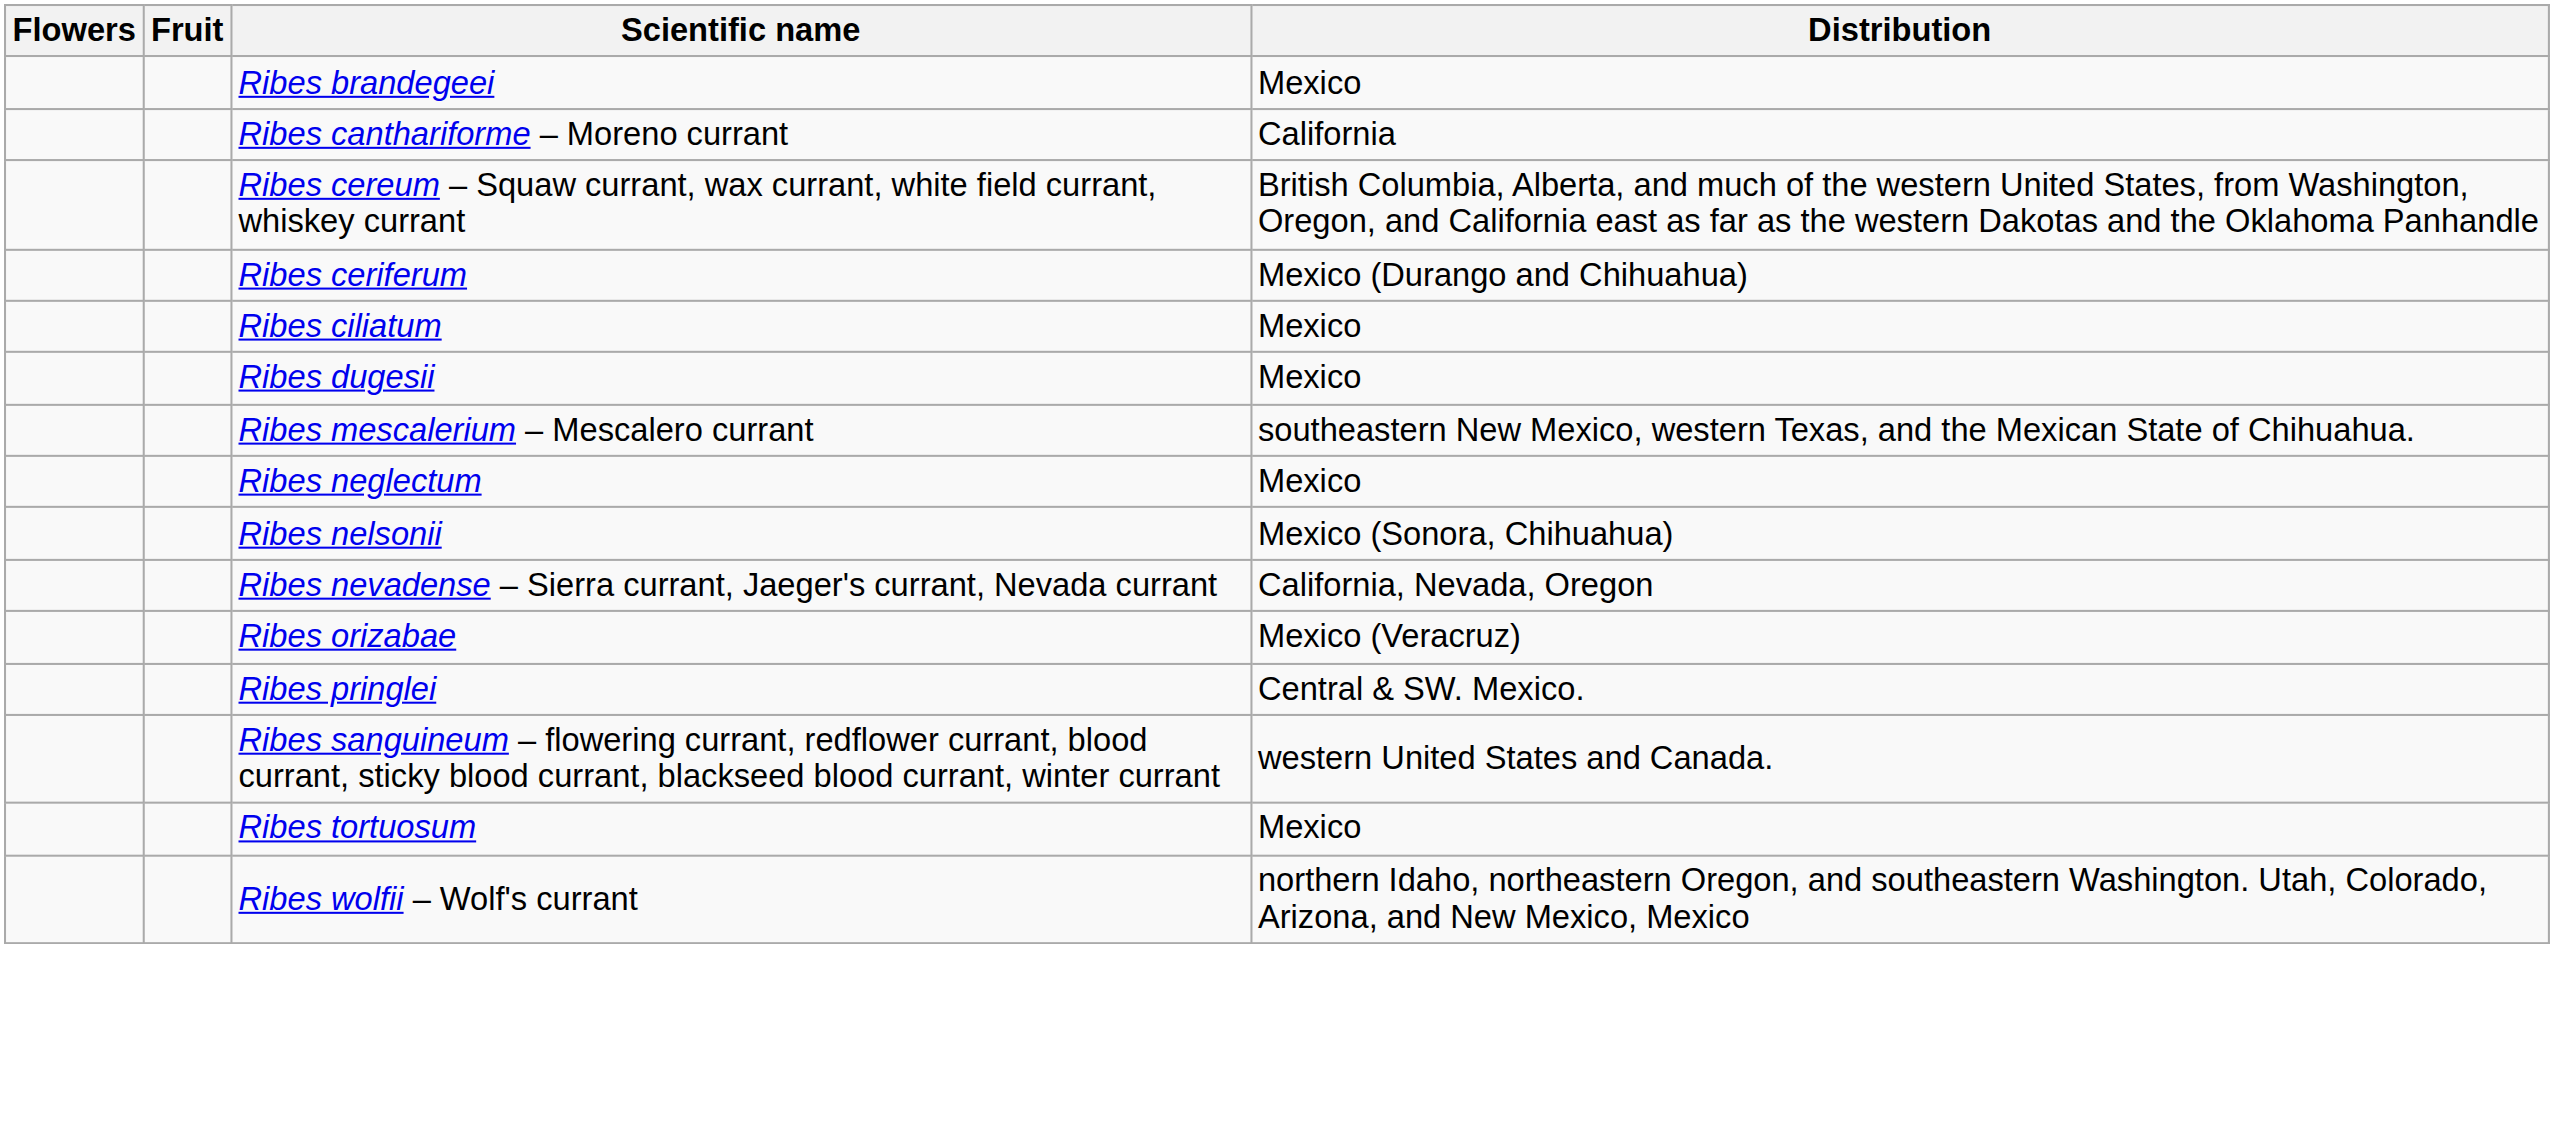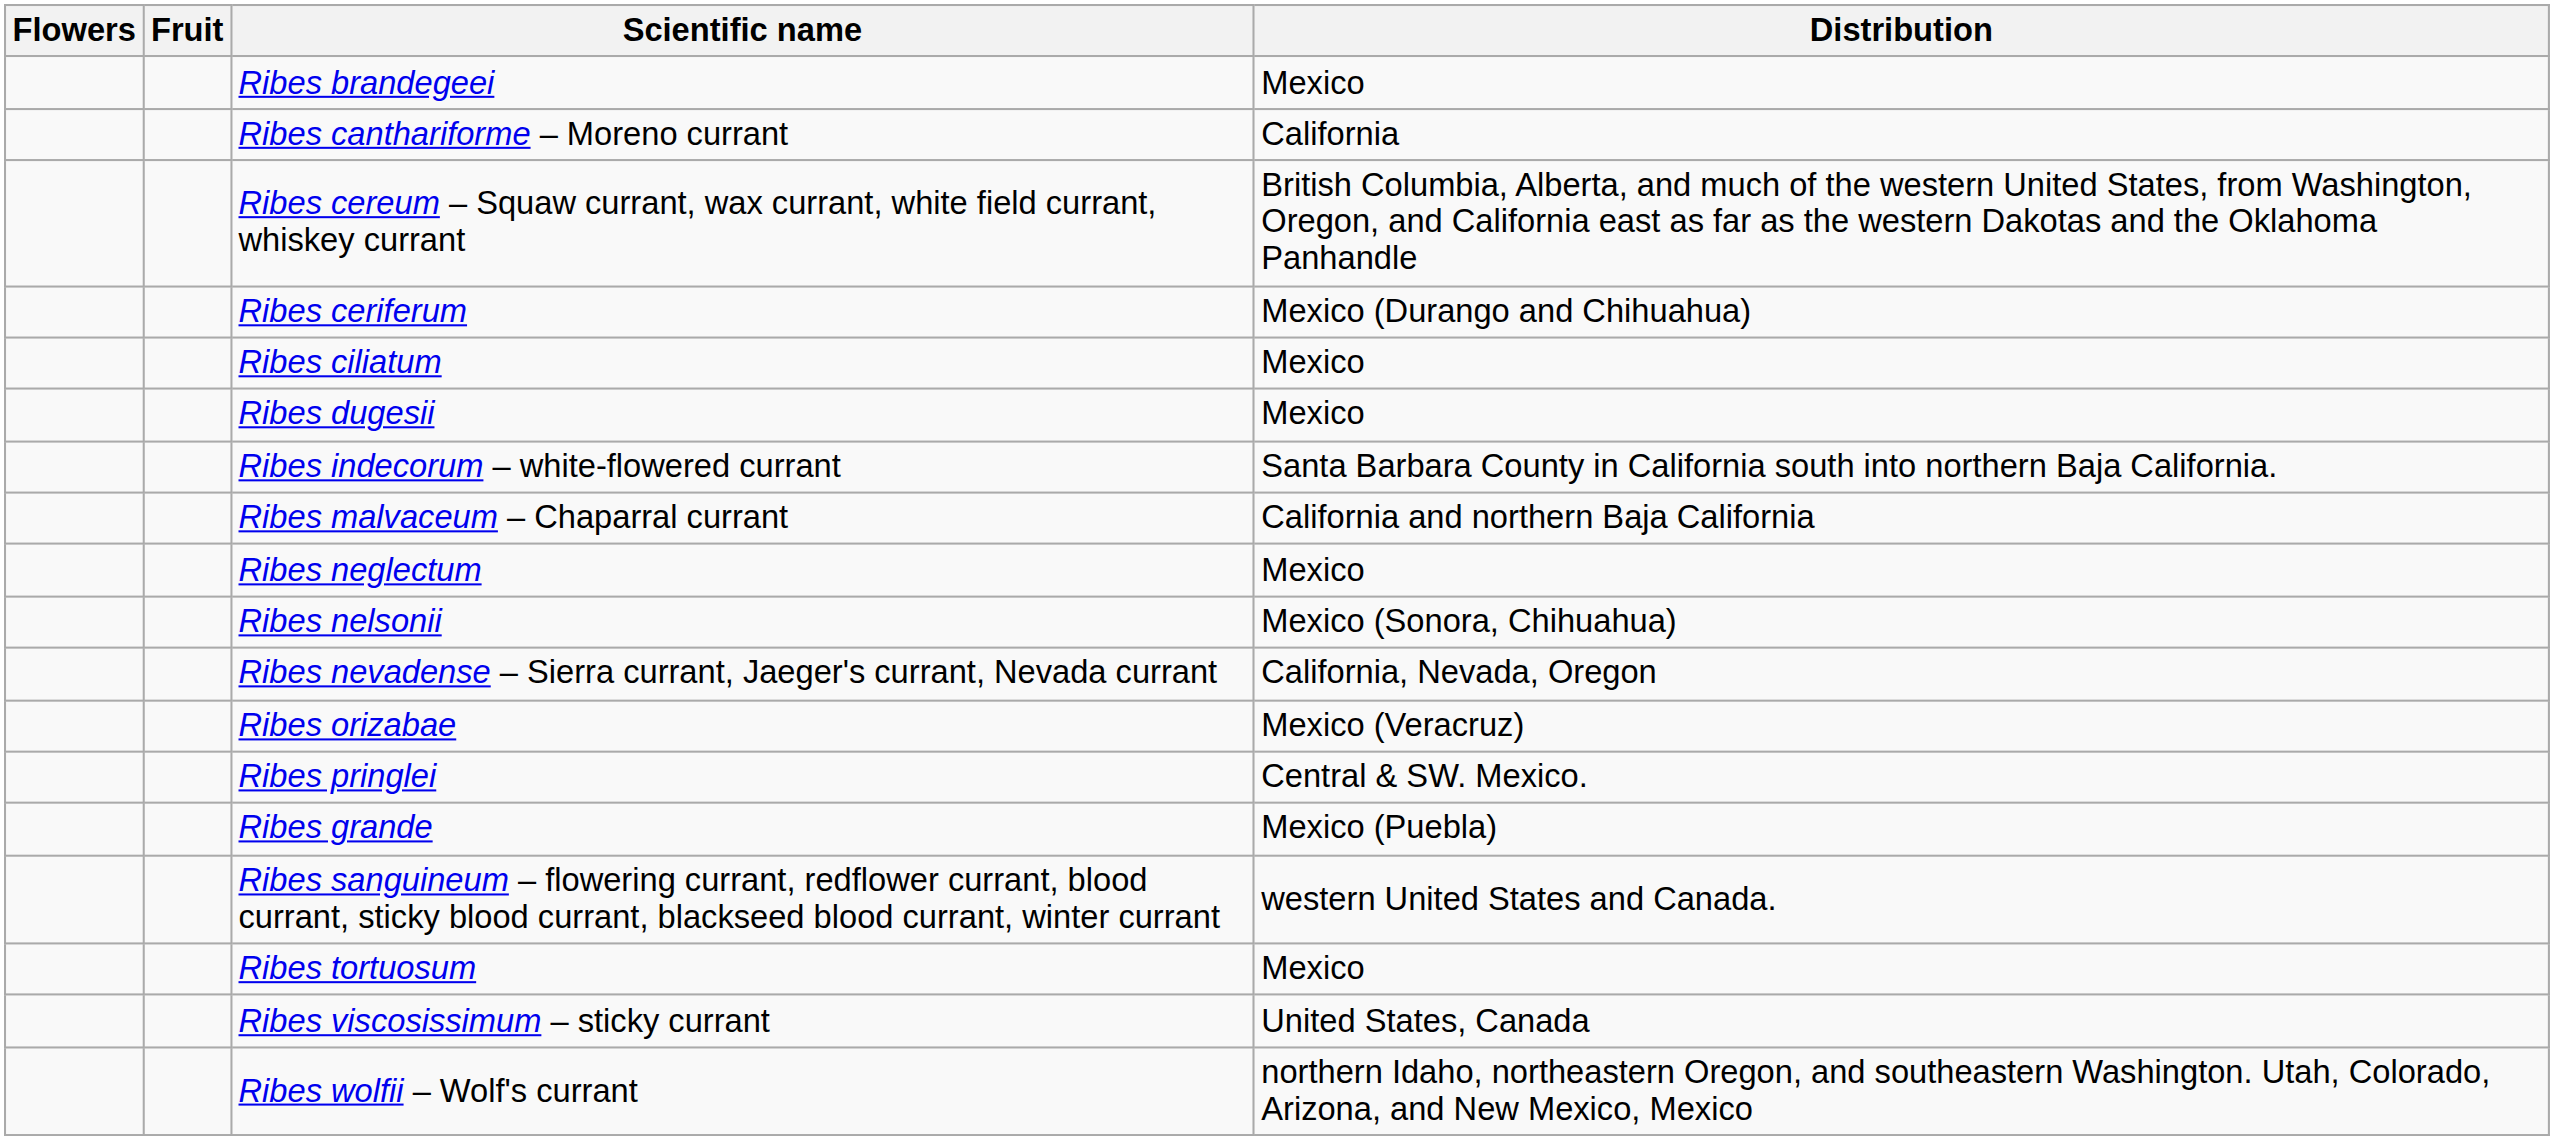+ row: (540, 466)
+ row: (513, 517)
- row: (526, 429)
+ row: (336, 828)
+ row: (504, 1020)
